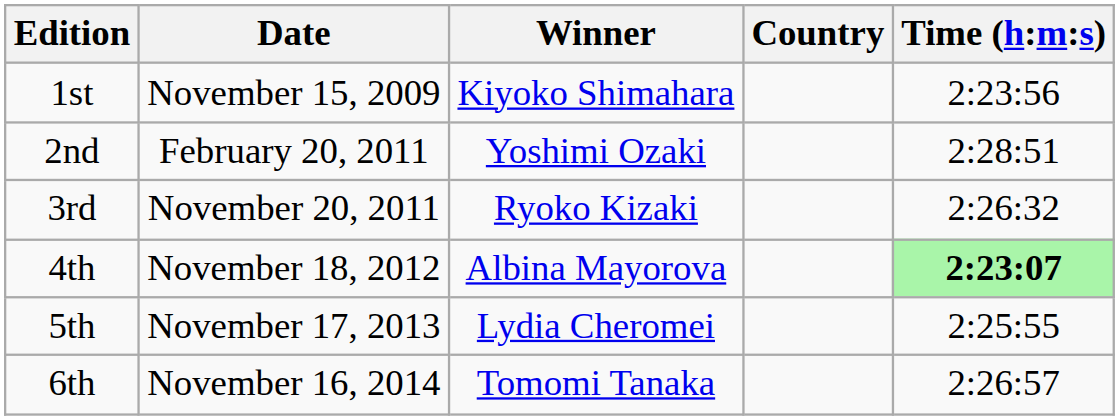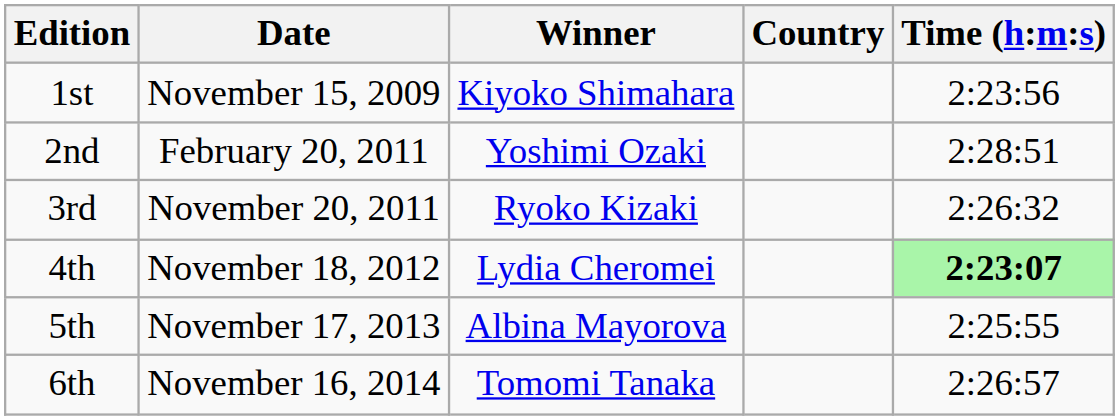(596, 267) Albina Mayorova -> (596, 267) Lydia Cheromei
(596, 325) Lydia Cheromei -> (596, 325) Albina Mayorova
